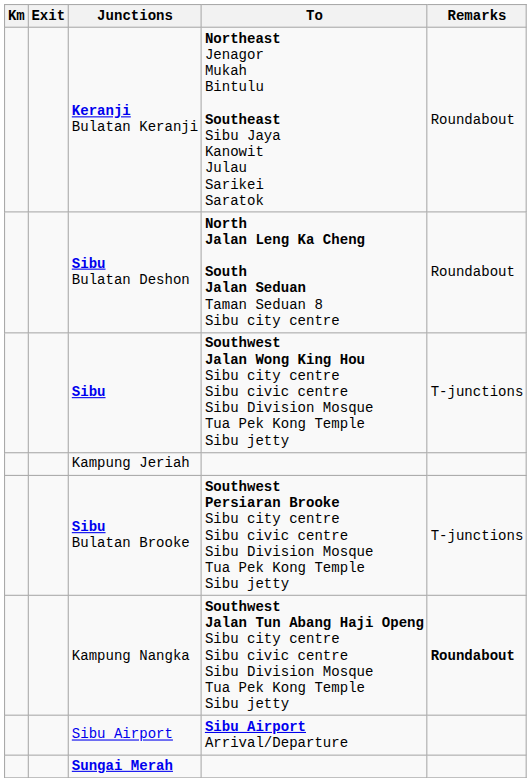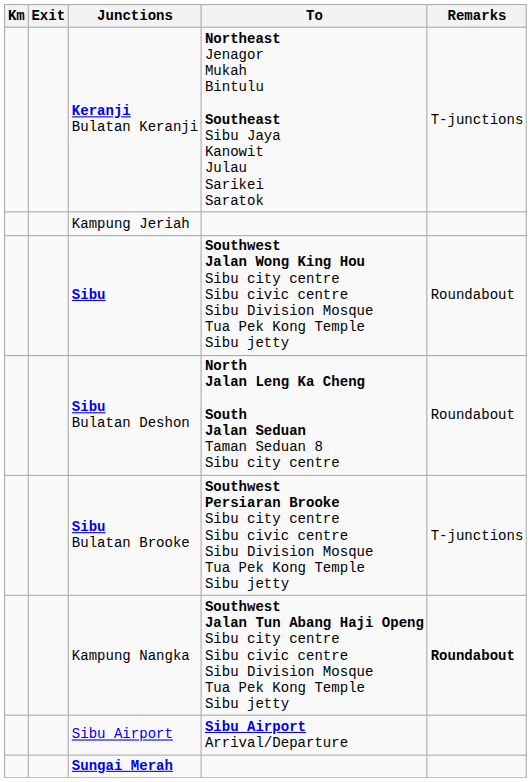(473, 120) Roundabout -> (477, 120) T-junctions
rows swapped: (131, 464) <-> (131, 272)
(477, 392) T-junctions -> (473, 295) Roundabout
